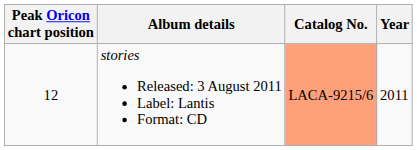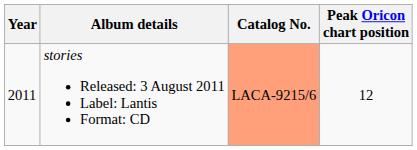columns swapped: (395, 24) <-> (51, 24)
